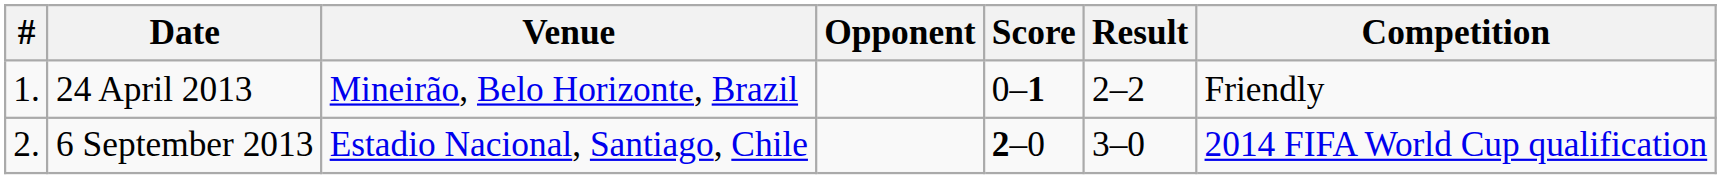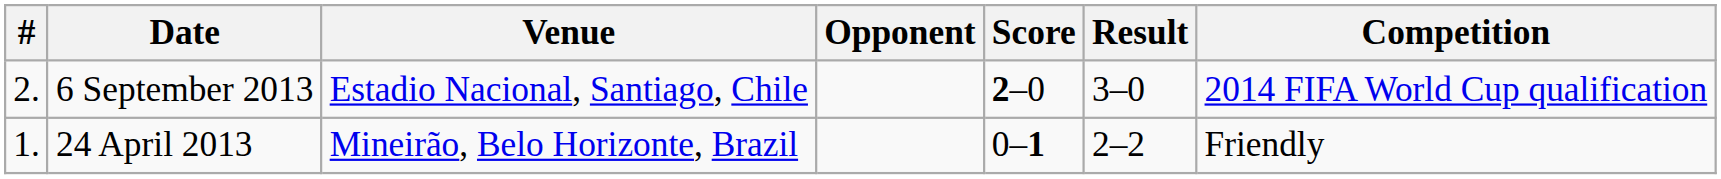rows swapped: (154, 88) <-> (185, 144)
